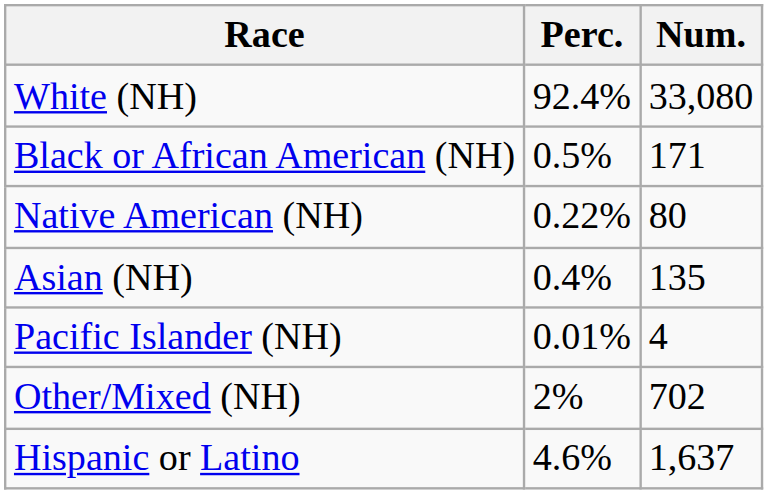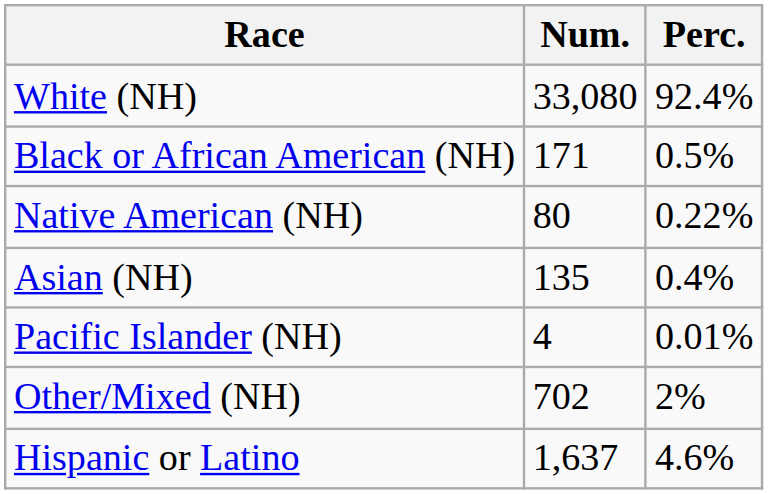columns swapped: (701, 34) <-> (582, 34)
